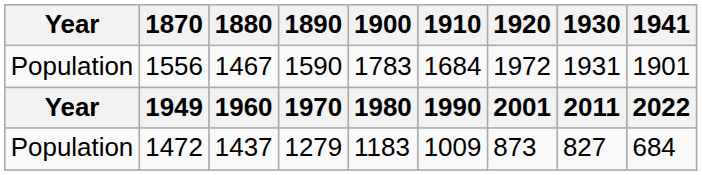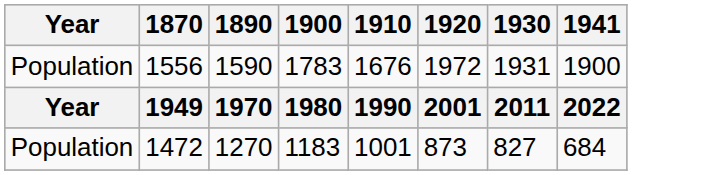- column: (244, 25)
(453, 66) 1684 -> (383, 66) 1676
(661, 66) 1901 -> (592, 66) 1900
(313, 148) 1279 -> (244, 148) 1270
(453, 148) 1009 -> (383, 148) 1001
